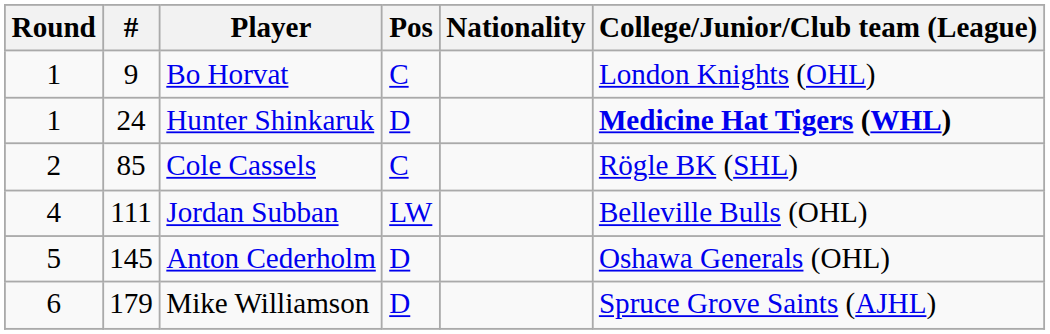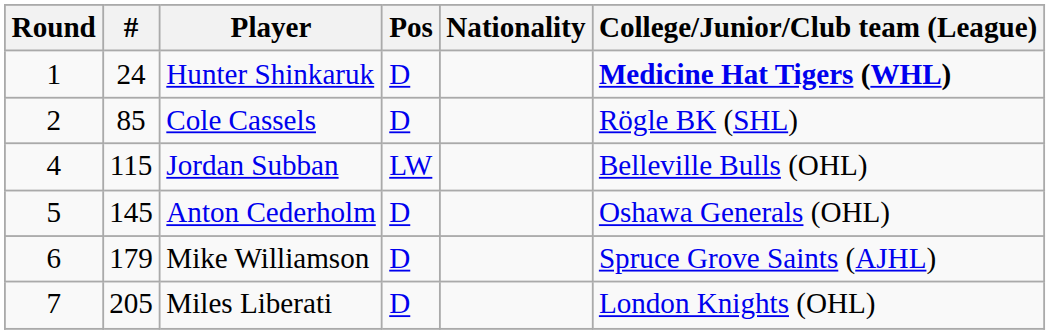- row: (227, 73)
(399, 166) C -> (400, 119) D
(131, 212) 111 -> (131, 166) 115
+ row: (249, 304)
